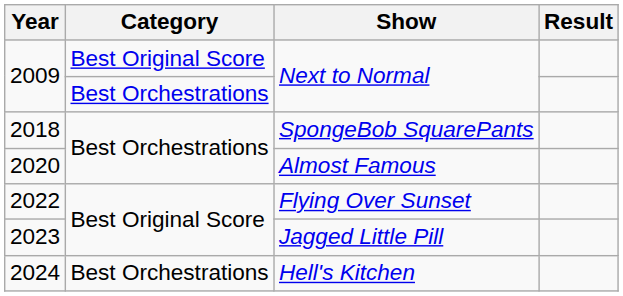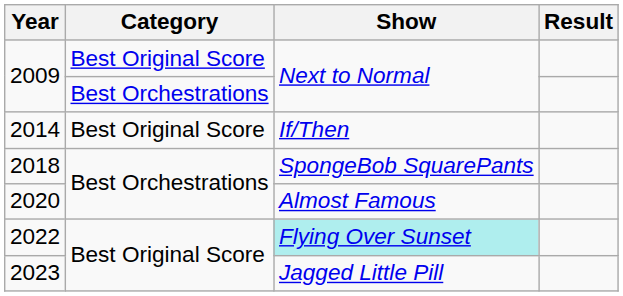+ row: (35, 129)
(375, 201) no background -> (375, 237) paleturquoise background
- row: (35, 272)
